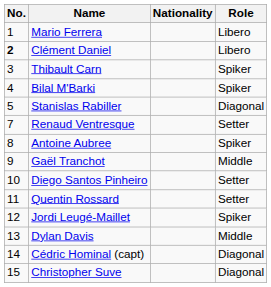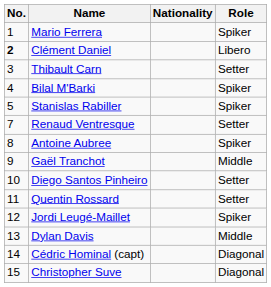(234, 32) Libero -> (235, 32) Spiker
(235, 69) Spiker -> (234, 69) Setter
(241, 106) Diagonal -> (235, 106) Spiker
